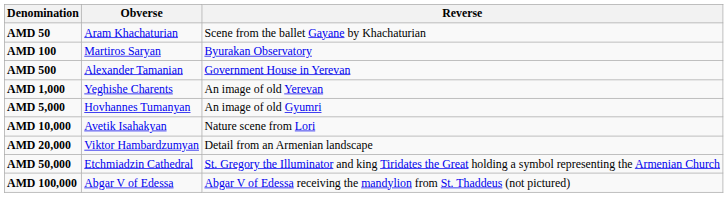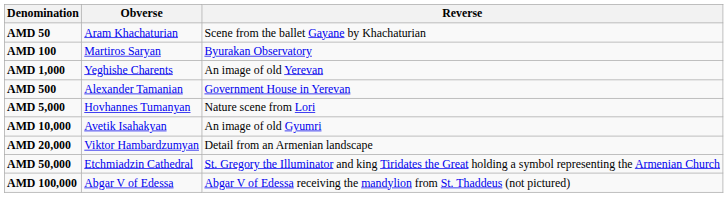rows swapped: (32, 70) <-> (36, 88)
(263, 107) An image of old Gyumri -> (260, 107) Nature scene from Lori
(260, 126) Nature scene from Lori -> (263, 126) An image of old Gyumri
